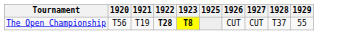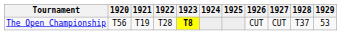+ column: (211, 11)
(165, 24) bold -> (165, 24) normal
(302, 24) 55 -> (325, 24) 53
